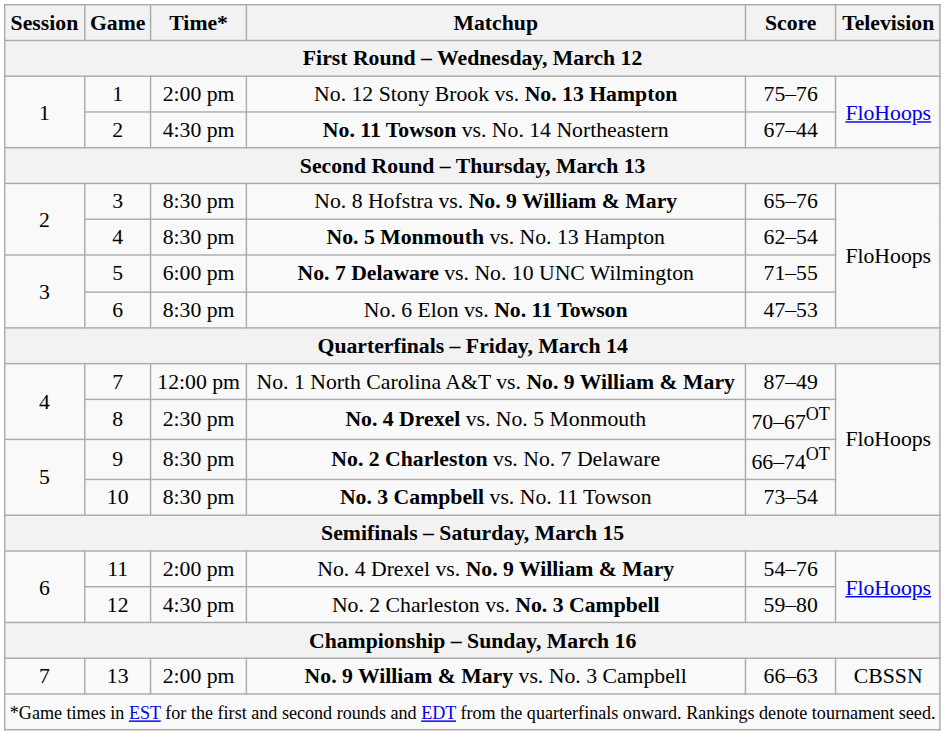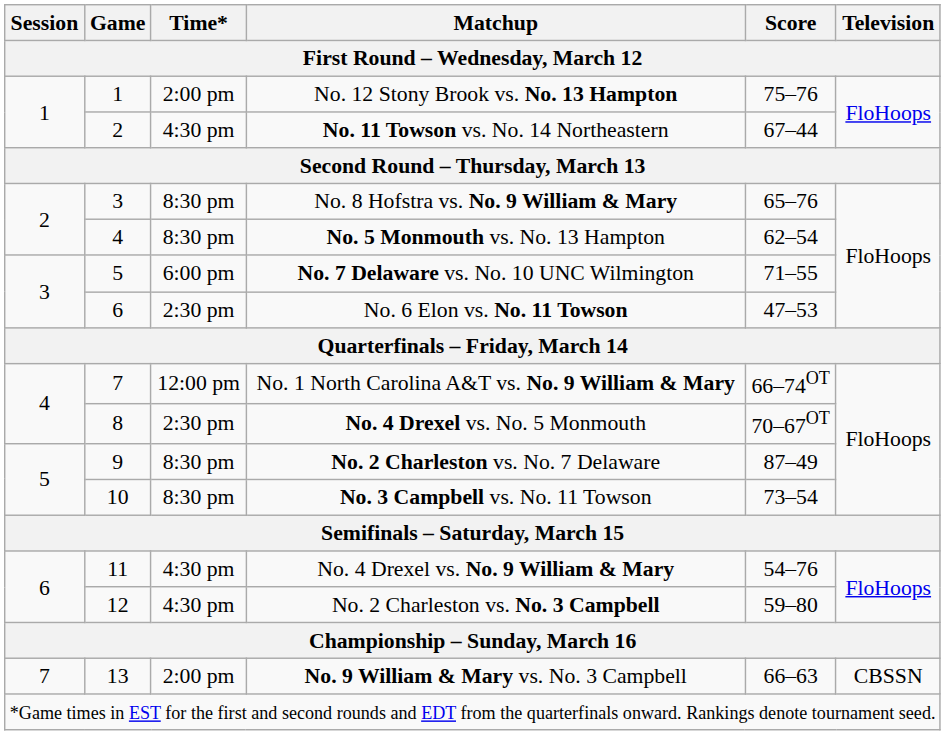(199, 309) 8:30 pm -> (199, 309) 2:30 pm
(791, 381) 87–49 -> (791, 383) 66–74OT
(791, 459) 66–74OT -> (791, 461) 87–49
(199, 568) 2:00 pm -> (199, 568) 4:30 pm
